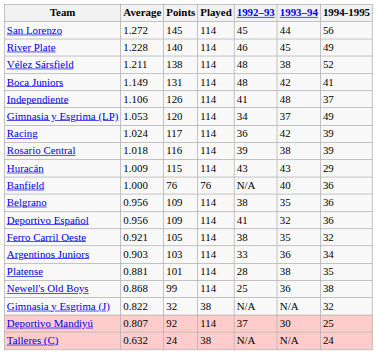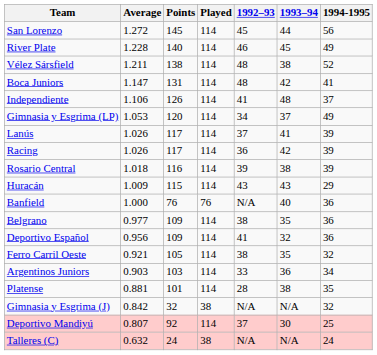(136, 82) 1.149 -> (136, 82) 1.147
+ row: (20, 133)
(136, 133) 1.024 -> (136, 151) 1.026
(136, 202) 0.956 -> (136, 220) 0.977
- row: (48, 289)
(136, 306) 0.822 -> (136, 306) 0.842
